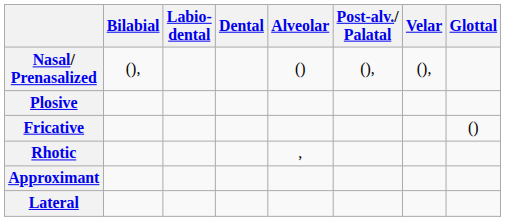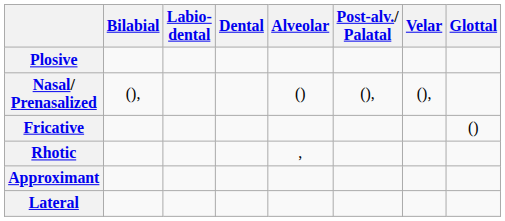rows swapped: (54, 68) <-> (54, 102)
